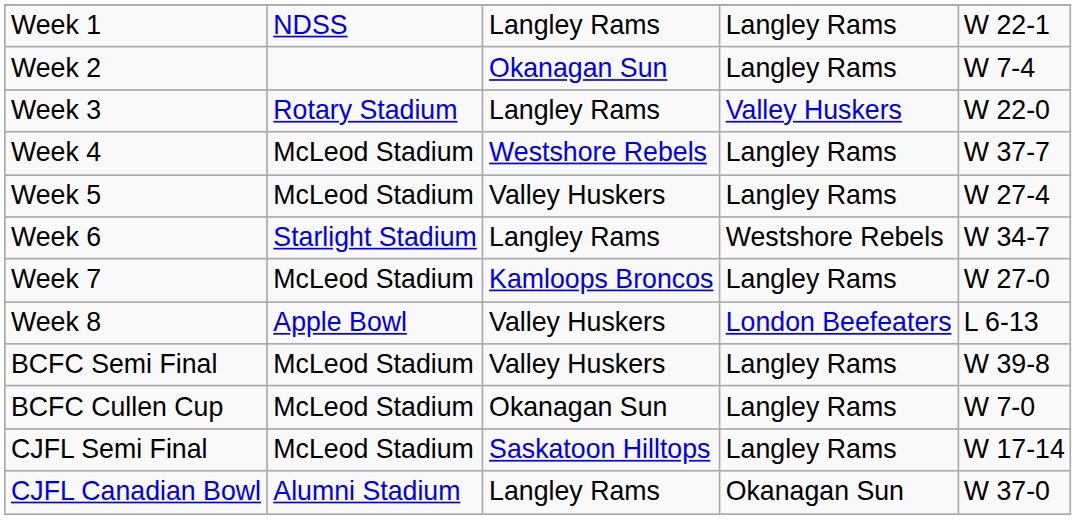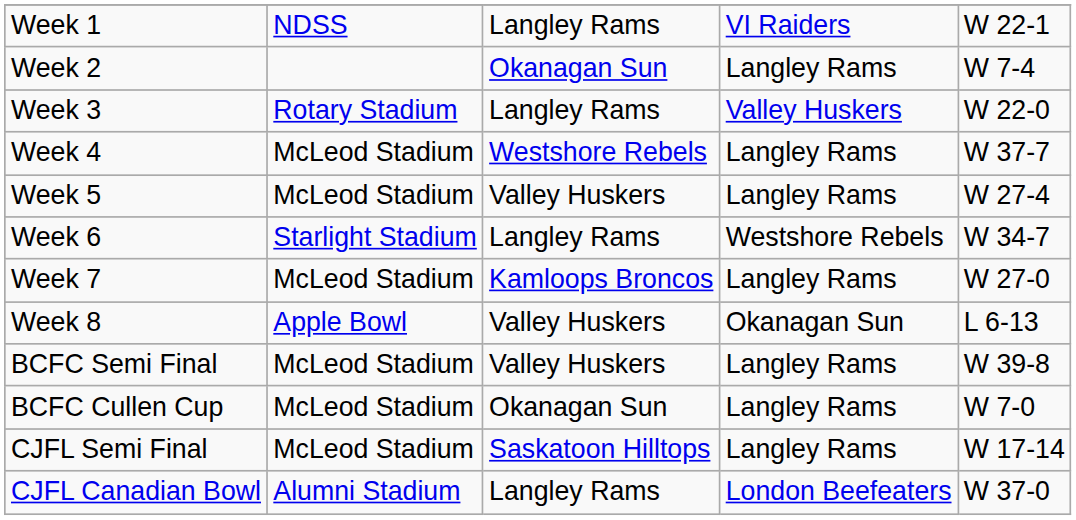(811, 25) Langley Rams -> (788, 25) VI Raiders
(839, 322) London Beefeaters -> (815, 322) Okanagan Sun
(815, 491) Okanagan Sun -> (839, 491) London Beefeaters
